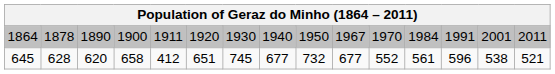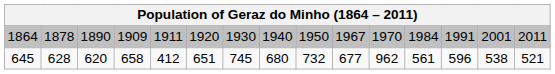(132, 36) 1900 -> (132, 36) 1909
(277, 58) 677 -> (277, 58) 680
(387, 58) 552 -> (387, 58) 962
